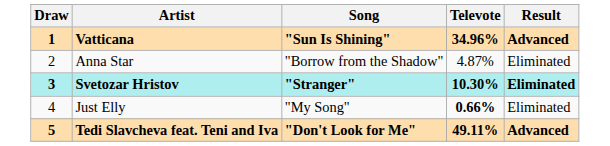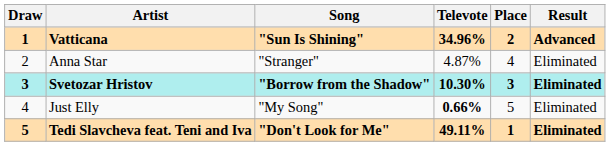+ column: (511, 15)
(364, 61) "Borrow from the Shadow" -> (289, 61) "Stranger"
(320, 84) "Stranger" -> (344, 84) "Borrow from the Shadow"
(538, 130) Advanced -> (568, 130) Eliminated
